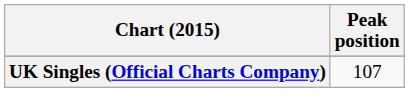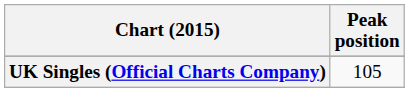(367, 71) 107 -> (367, 71) 105
